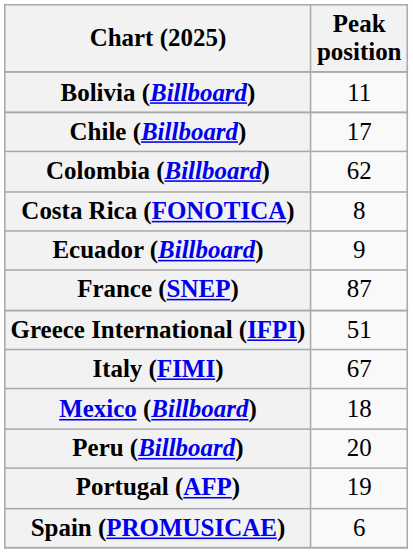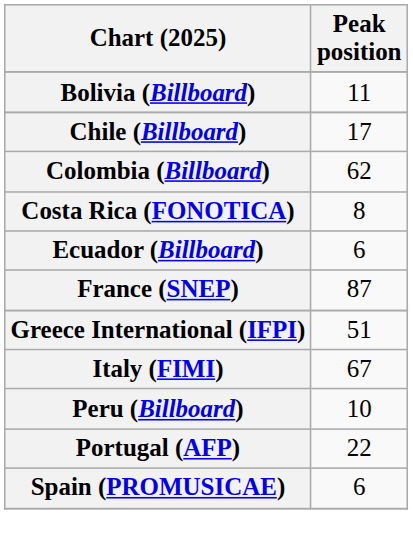(359, 250) 9 -> (359, 250) 6
- row: (158, 408)
(359, 448) 20 -> (359, 408) 10
(359, 487) 19 -> (359, 448) 22
